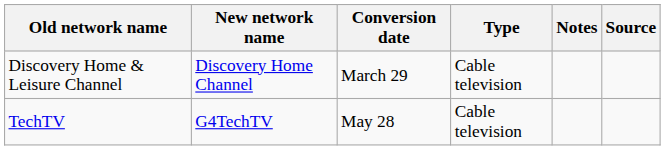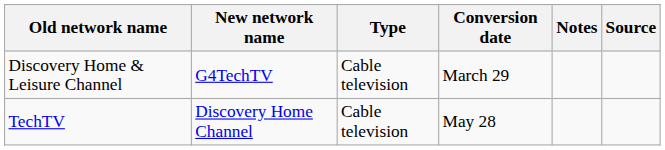columns swapped: (502, 27) <-> (394, 27)
(254, 74) Discovery Home Channel -> (234, 74) G4TechTV
(234, 121) G4TechTV -> (254, 121) Discovery Home Channel
